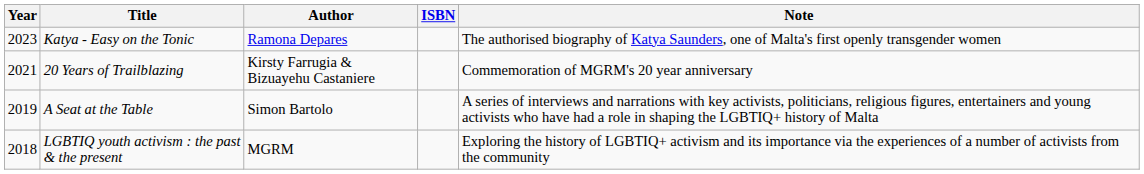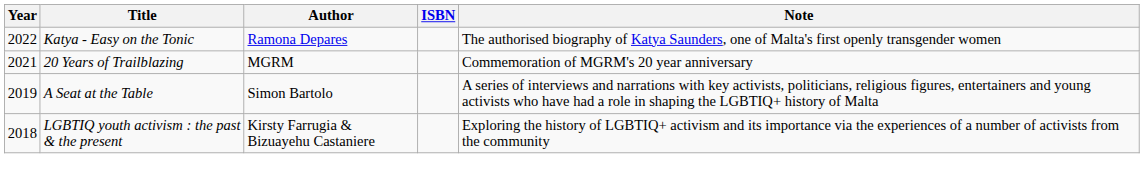(22, 39) 2023 -> (22, 39) 2022
(311, 70) Kirsty Farrugia & Bizuayehu Castaniere -> (271, 62) MGRM
(271, 149) MGRM -> (311, 132) Kirsty Farrugia & Bizuayehu Castaniere
